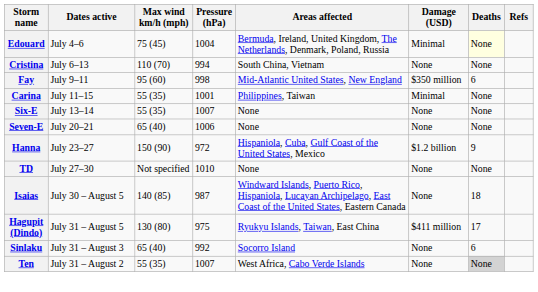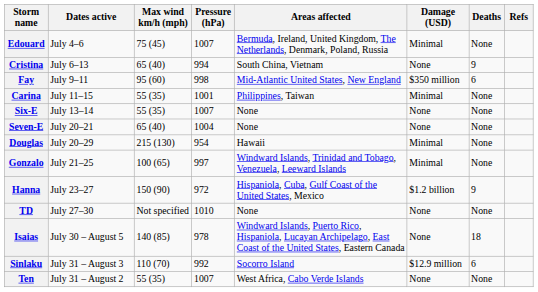(205, 44) 1004 -> (204, 44) 1007
(481, 44) lightyellow background -> (482, 44) no background
(154, 65) 110 (70) -> (151, 65) 65 (40)
(481, 65) None -> (474, 65) 9
(205, 127) 1006 -> (204, 127) 1004
+ row: (26, 142)
+ row: (26, 163)
(202, 195) 987 -> (201, 237) 978
- row: (26, 227)
(151, 248) 65 (40) -> (153, 263) 110 (70)
(422, 248) None -> (436, 263) $12.9 million
(481, 263) lightgrey background -> (482, 279) no background
